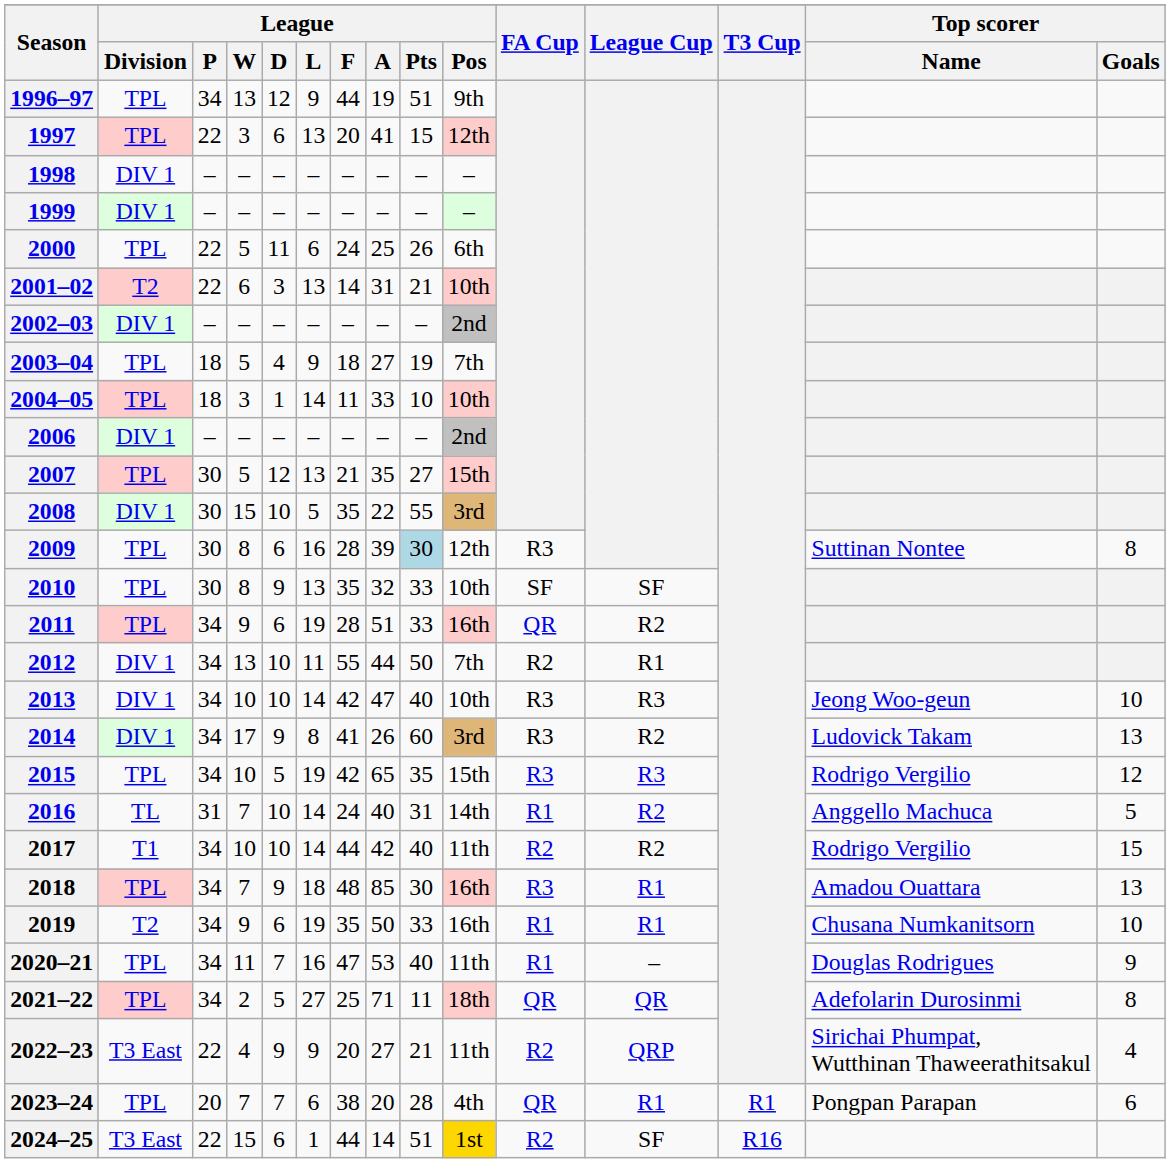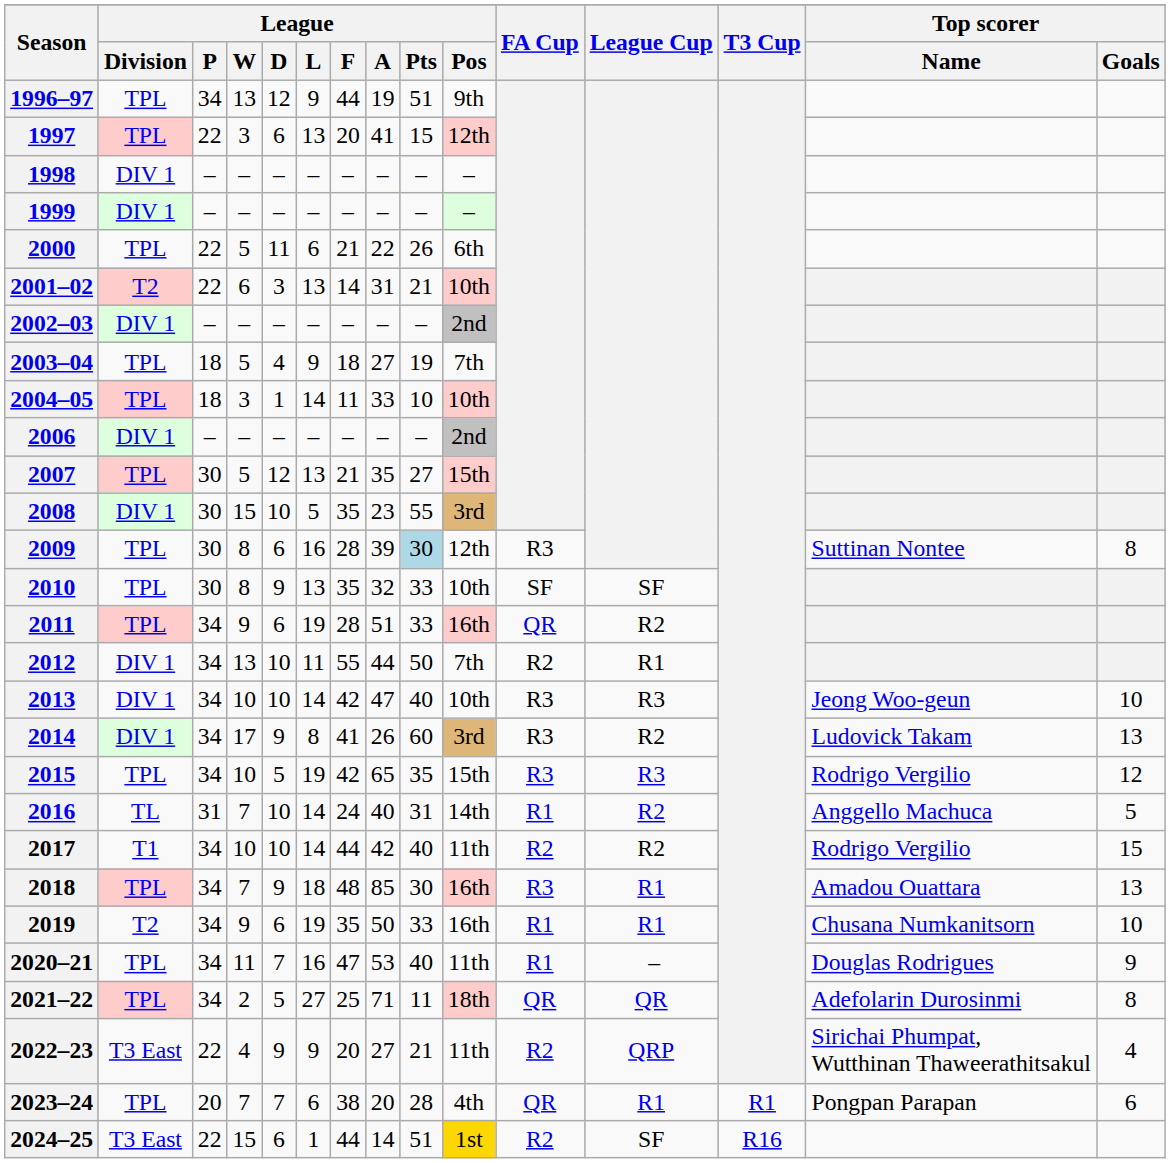(348, 248) 24 -> (348, 248) 21
(383, 248) 25 -> (383, 248) 22
(383, 511) 22 -> (383, 511) 23
